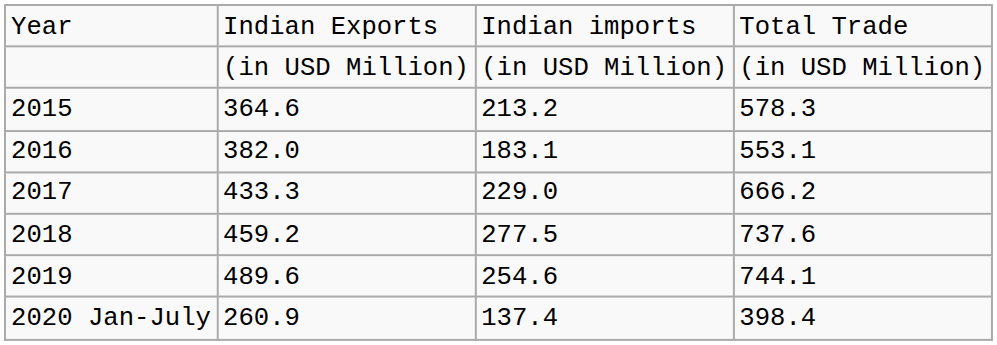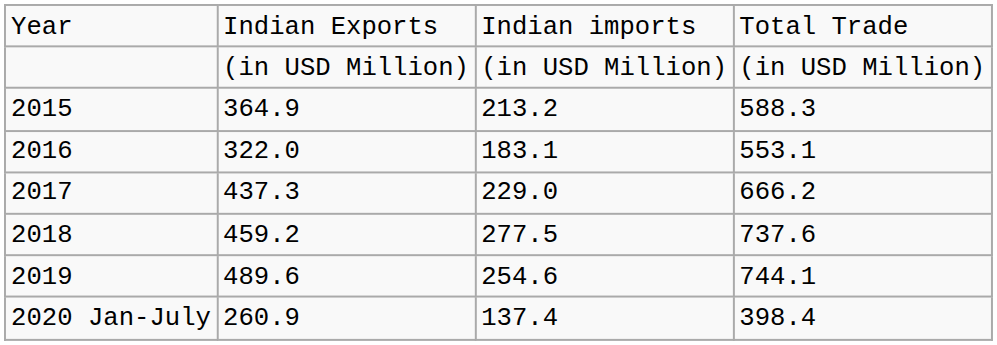(262, 109) 364.6 -> (262, 109) 364.9
(778, 109) 578.3 -> (778, 109) 588.3
(262, 151) 382.0 -> (262, 151) 322.0
(262, 193) 433.3 -> (262, 193) 437.3
